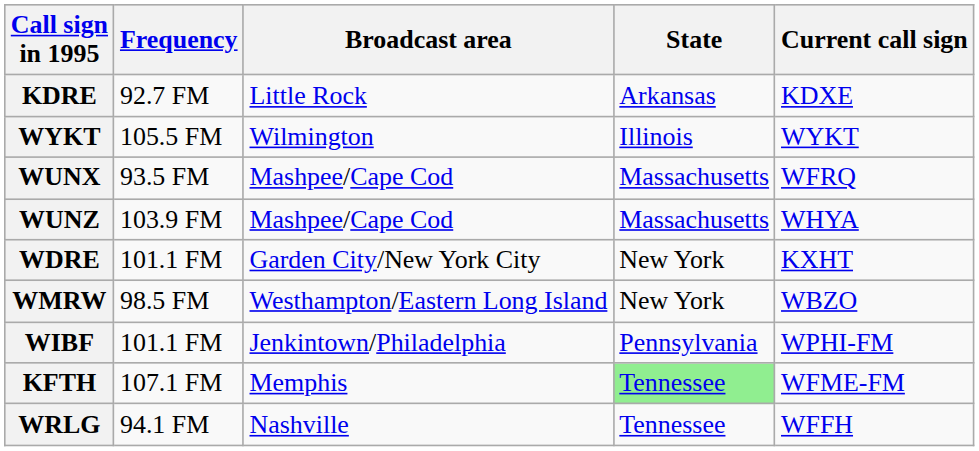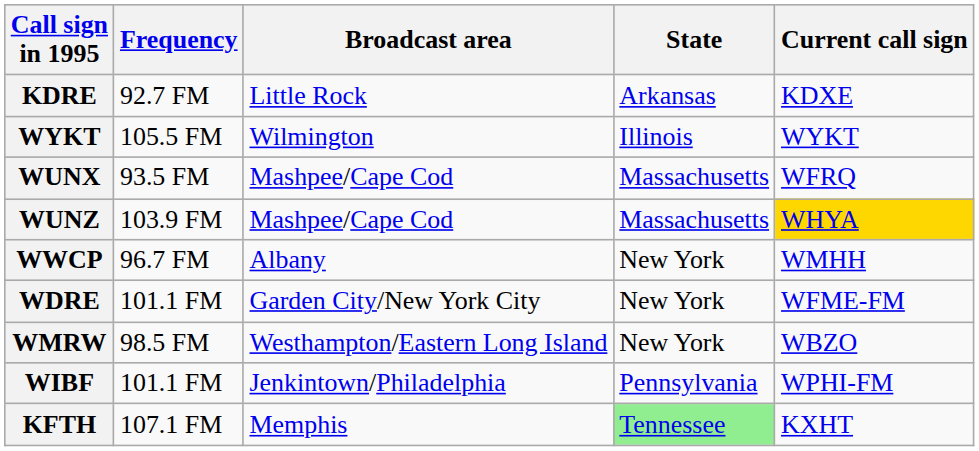(820, 218) no background -> (820, 218) gold background
+ row: (59, 259)
(817, 259) KXHT -> (843, 300) WFME-FM
(843, 383) WFME-FM -> (817, 424) KXHT
- row: (59, 424)
